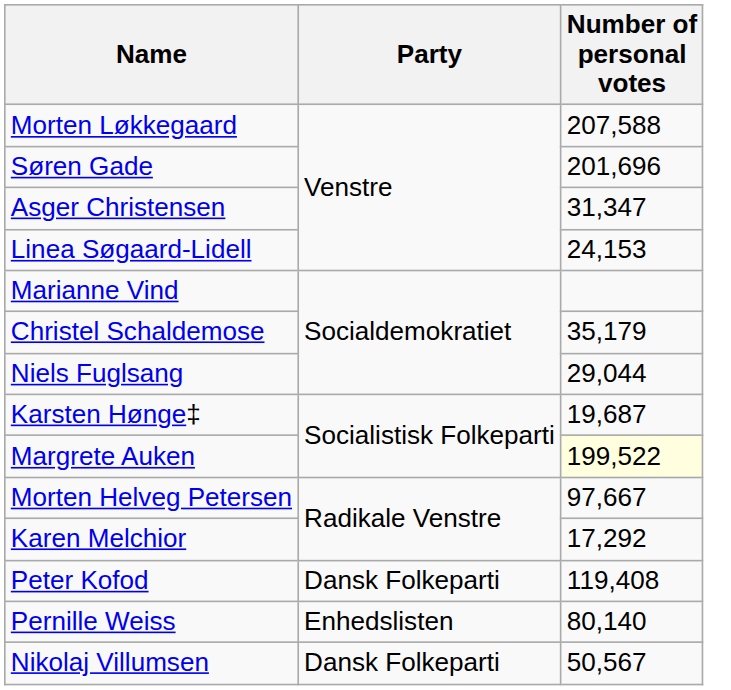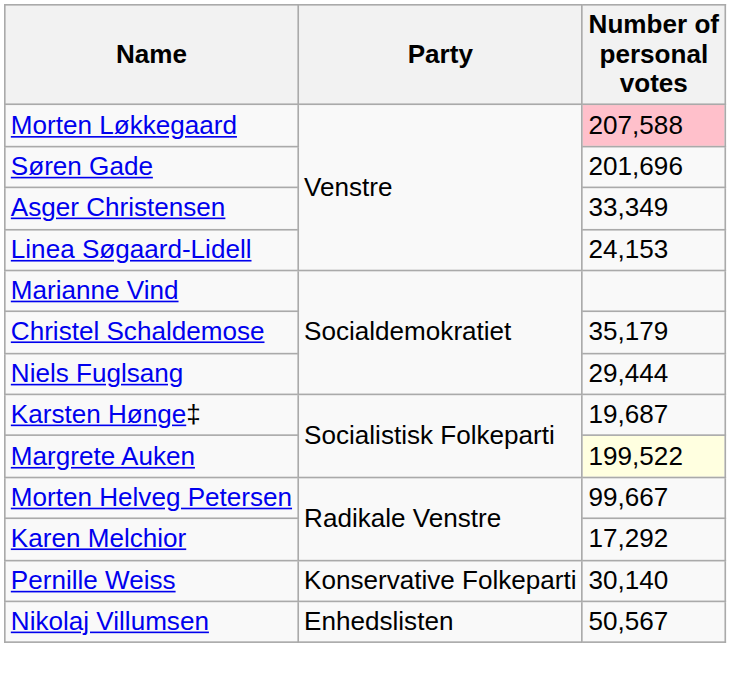(614, 125) no background -> (636, 125) pink background
(607, 207) 31,347 -> (628, 207) 33,349
(607, 373) 29,044 -> (628, 373) 29,444
(607, 497) 97,667 -> (628, 497) 99,667
- row: (80, 580)
(379, 621) Enhedslisten -> (440, 580) Konservative Folkeparti
(607, 621) 80,140 -> (628, 580) 30,140
(402, 662) Dansk Folkeparti -> (379, 621) Enhedslisten
